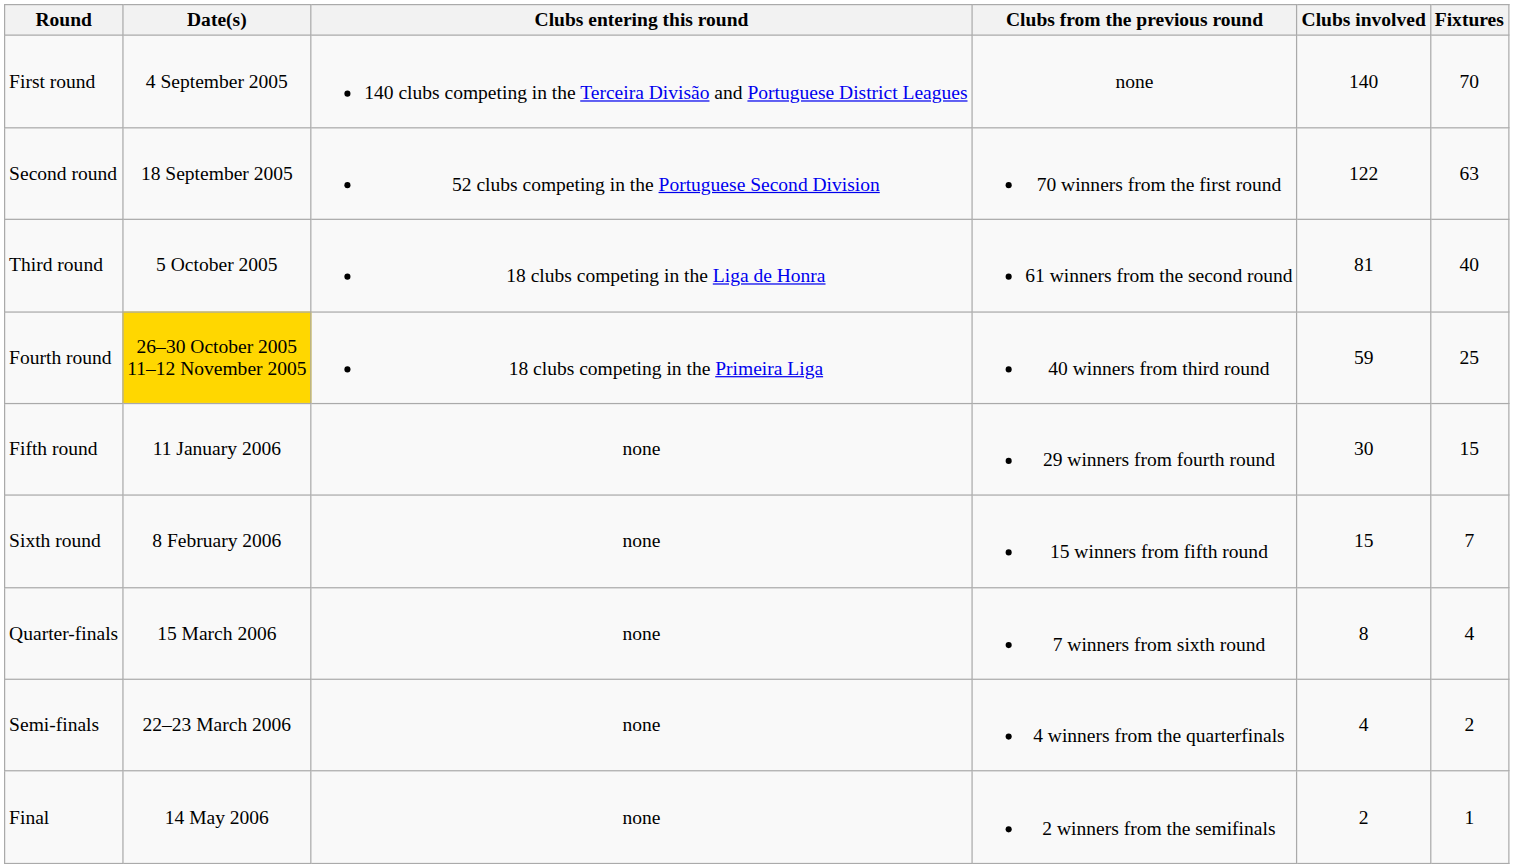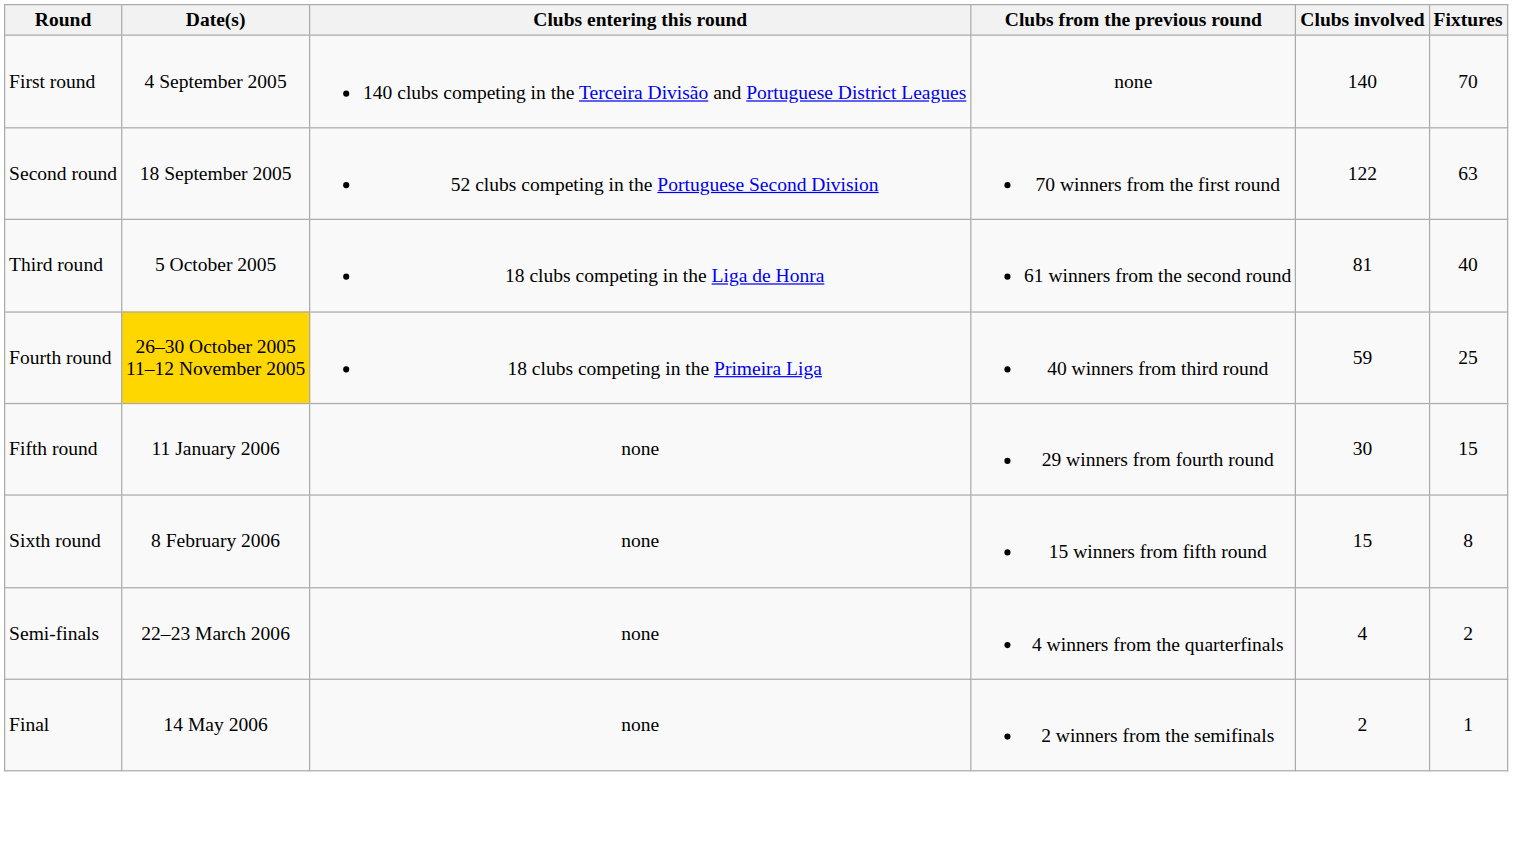(1469, 541) 7 -> (1468, 541) 8
- row: (64, 633)
